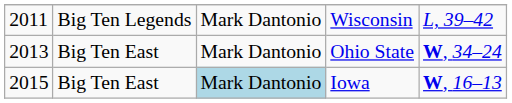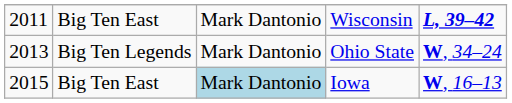(124, 20) Big Ten Legends -> (108, 20) Big Ten East
(458, 20) normal -> (459, 20) bold
(108, 51) Big Ten East -> (124, 51) Big Ten Legends
